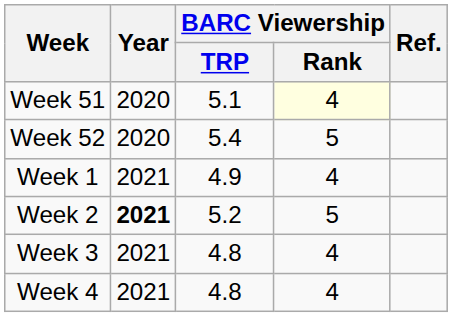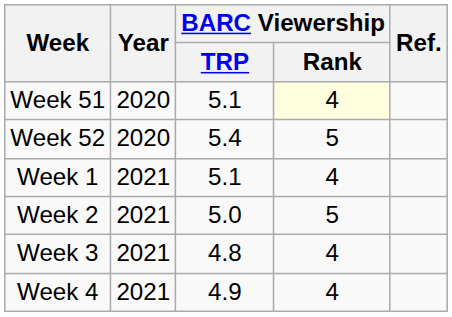(225, 176) 4.9 -> (225, 176) 5.1
(143, 215) bold -> (143, 215) normal
(225, 215) 5.2 -> (225, 215) 5.0
(225, 291) 4.8 -> (225, 291) 4.9
